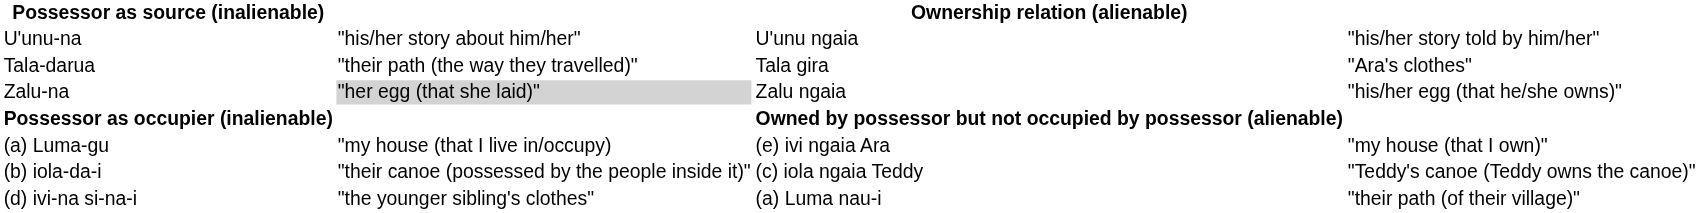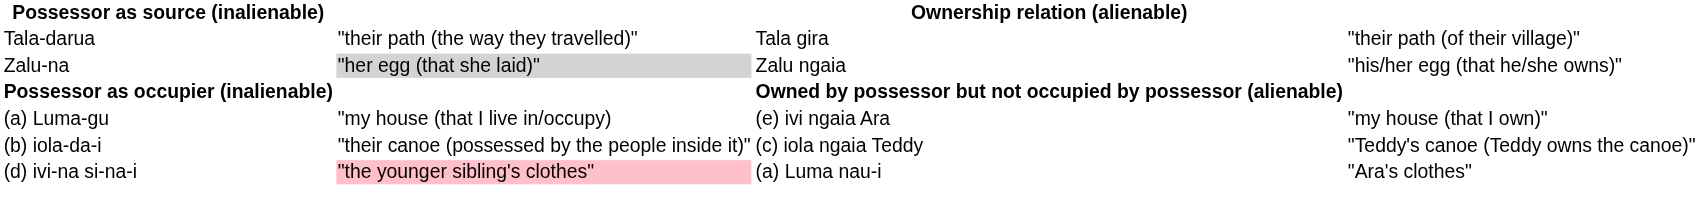- row: (43, 39)
(1410, 65) "Ara's clothes" -> (1464, 39) "their path (of their village)"
(466, 198) no background -> (466, 172) pink background
(1464, 198) "their path (of their village)" -> (1410, 172) "Ara's clothes"
